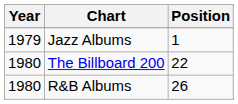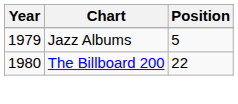(175, 39) 1 -> (175, 39) 5
- row: (90, 87)
